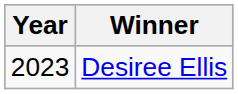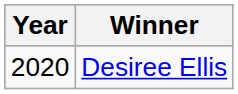(40, 66) 2023 -> (40, 66) 2020
